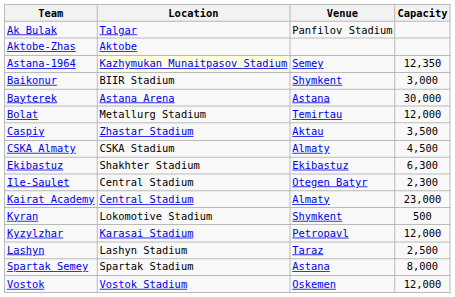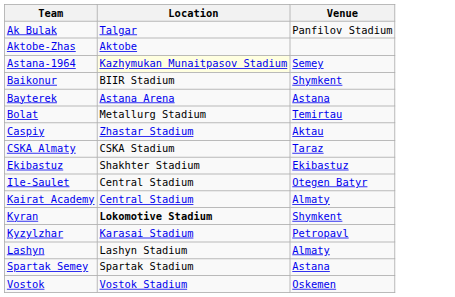- column: (422, 13)
(311, 148) Almaty -> (308, 148) Taraz
(156, 216) normal -> (156, 216) bold
(308, 250) Taraz -> (311, 250) Almaty
